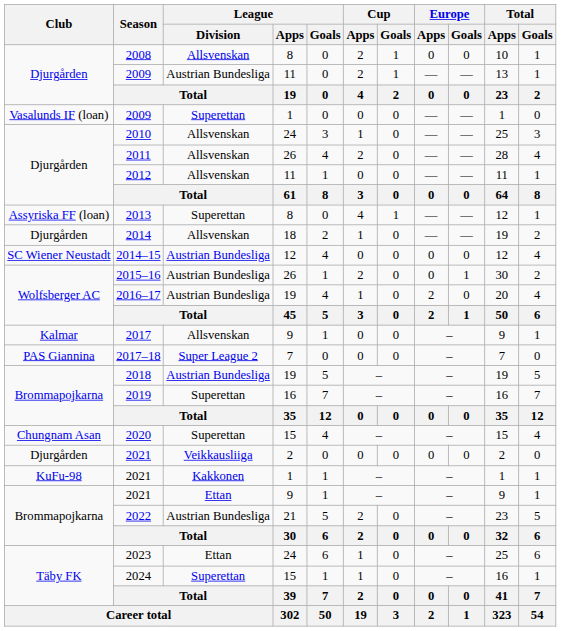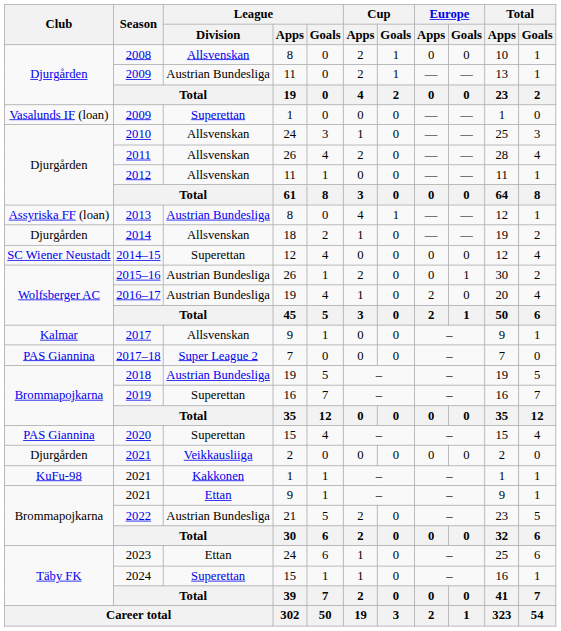(218, 214) Superettan -> (218, 214) Austrian Bundesliga
(218, 255) Austrian Bundesliga -> (218, 255) Superettan
(59, 435) Chungnam Asan -> (59, 435) PAS Giannina
